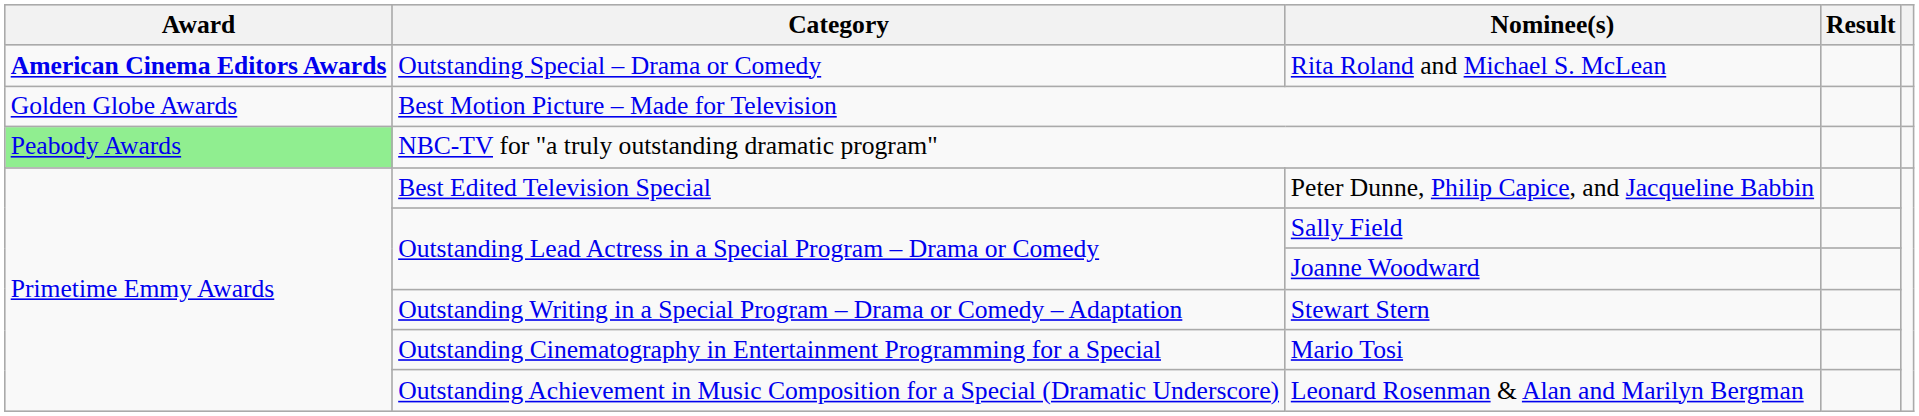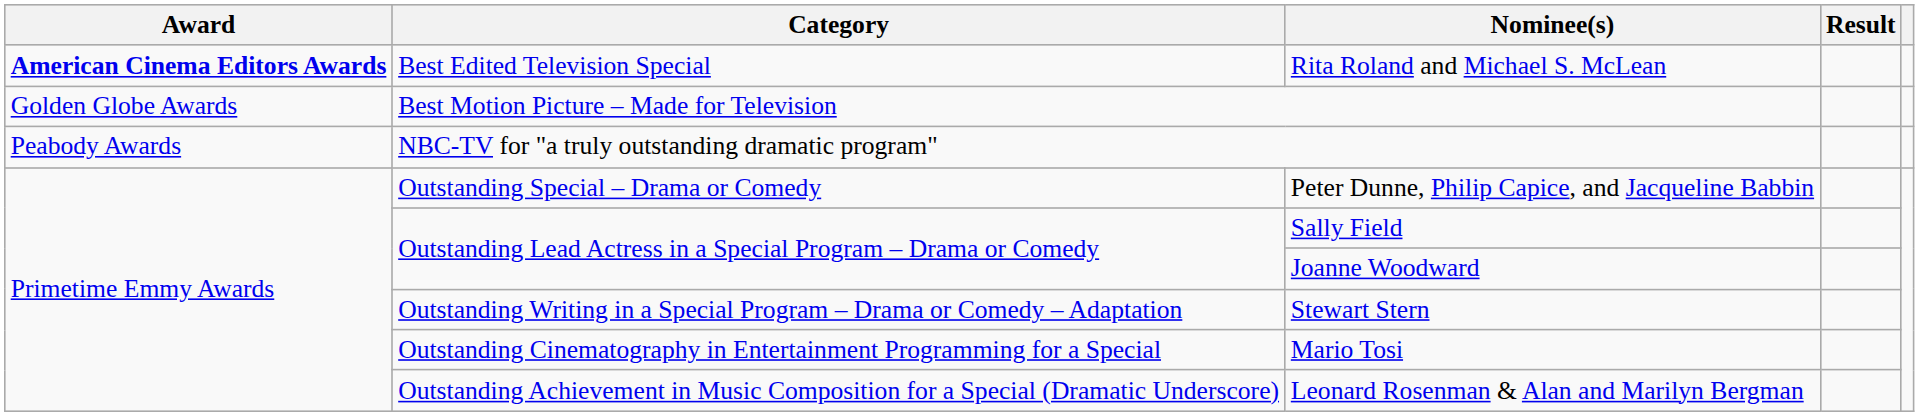(610, 65) Outstanding Special – Drama or Comedy -> (555, 65) Best Edited Television Special
(96, 146) lightgreen background -> (96, 146) no background
(555, 187) Best Edited Television Special -> (610, 187) Outstanding Special – Drama or Comedy
